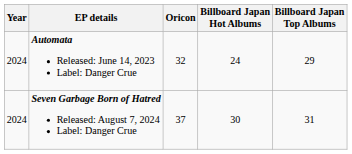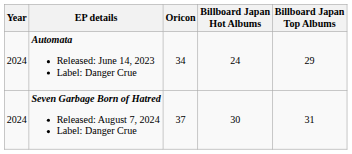(181, 61) 32 -> (181, 61) 34
